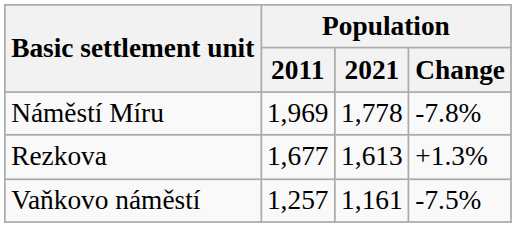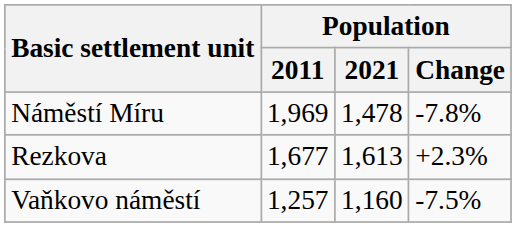(372, 112) 1,778 -> (372, 112) 1,478
(451, 156) +1.3% -> (451, 156) +2.3%
(372, 199) 1,161 -> (372, 199) 1,160
